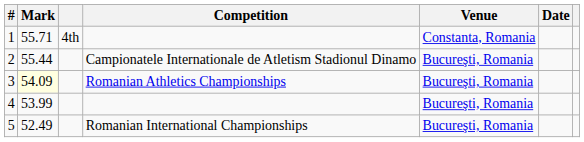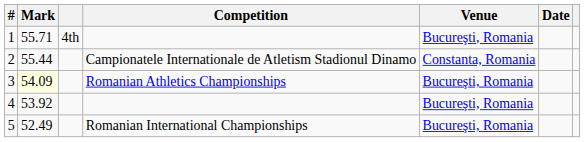(479, 37) Constanta, Romania -> (478, 37) Bucureşti, Romania
(478, 59) Bucureşti, Romania -> (479, 59) Constanta, Romania
(37, 103) 53.99 -> (37, 103) 53.92
